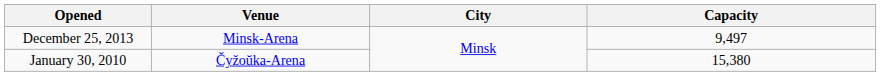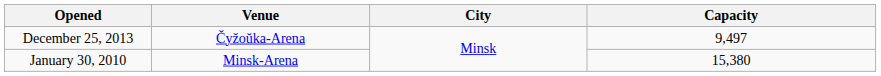(261, 37) Minsk-Arena -> (261, 37) Čyžoŭka-Arena
(261, 60) Čyžoŭka-Arena -> (261, 60) Minsk-Arena
